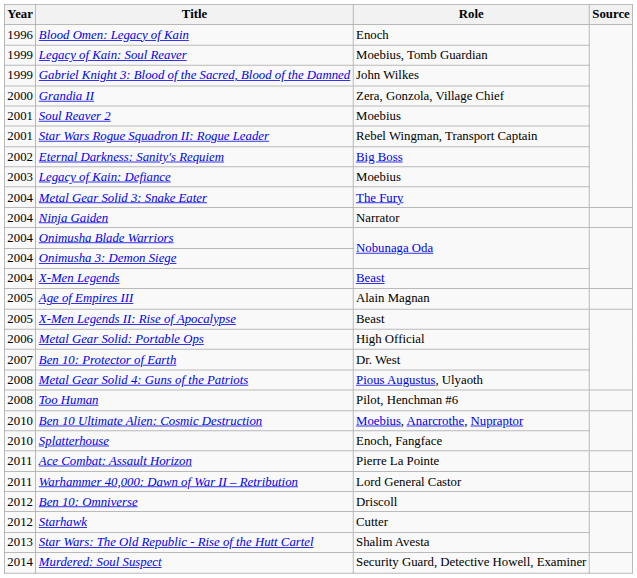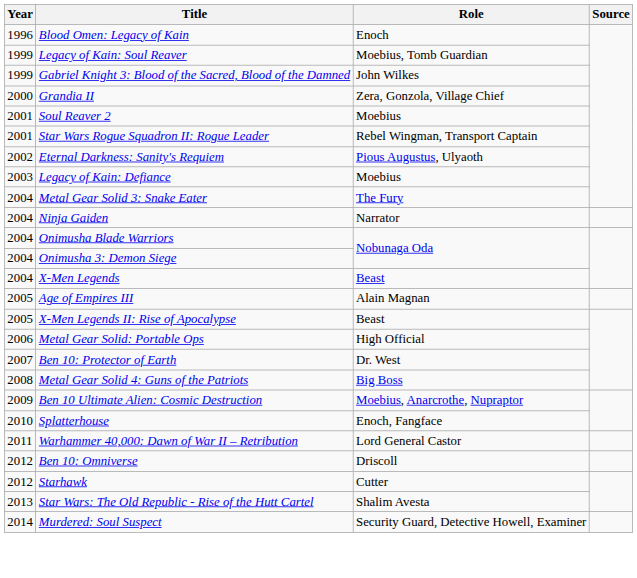(379, 156) Big Boss -> (420, 156) Pious Augustus, Ulyaoth
(420, 380) Pious Augustus, Ulyaoth -> (379, 380) Big Boss
- row: (69, 400)
(20, 420) 2010 -> (20, 400) 2009
- row: (115, 461)
